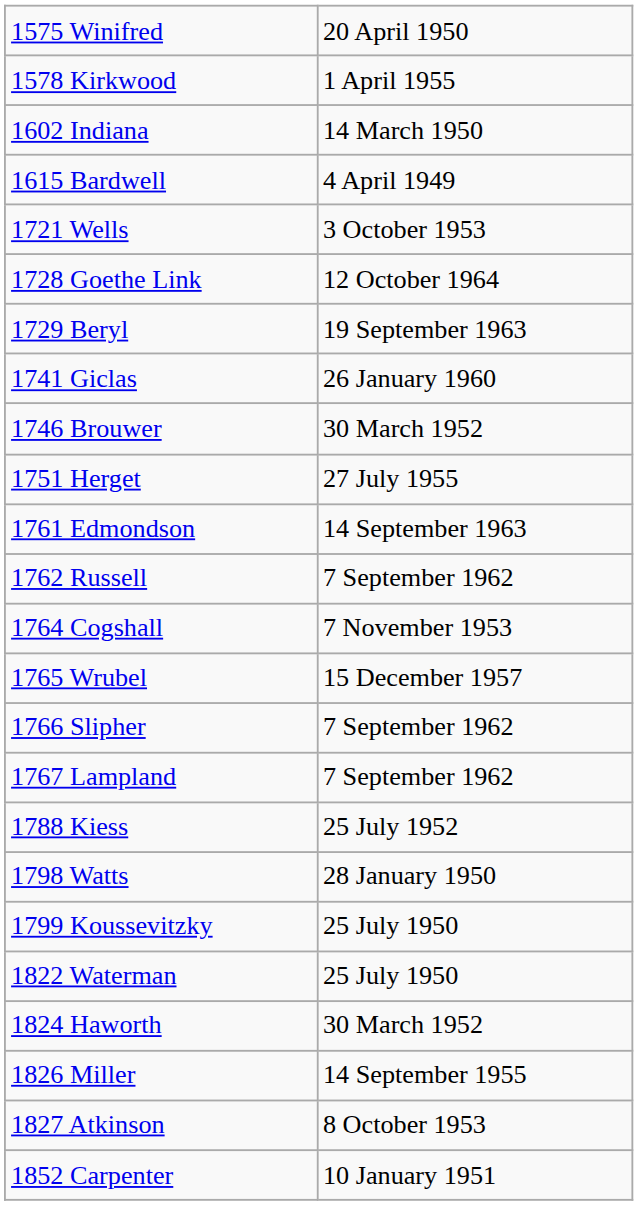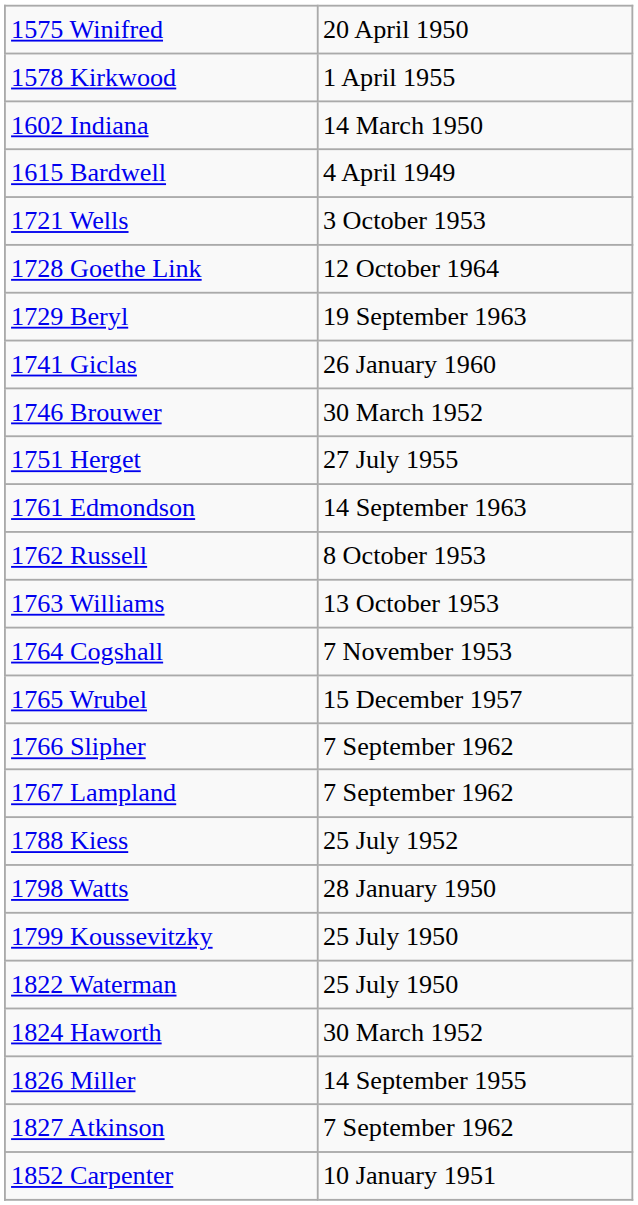(418, 577) 7 September 1962 -> (404, 554) 8 October 1953
+ row: (88, 602)
(404, 1124) 8 October 1953 -> (418, 1127) 7 September 1962
